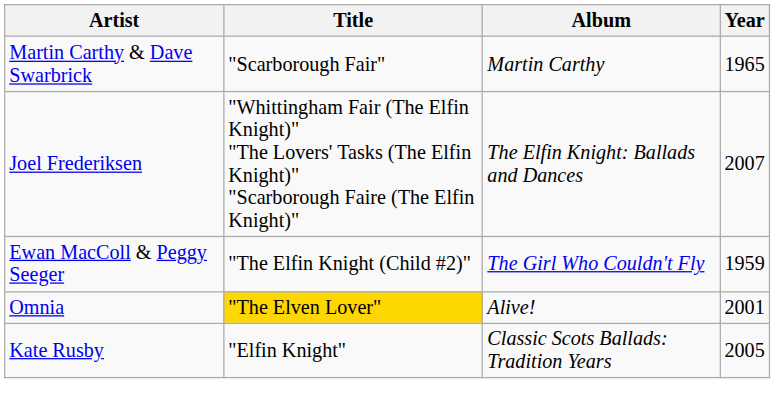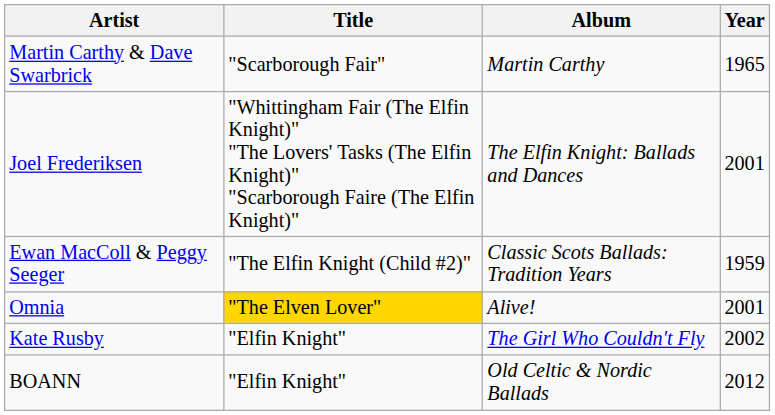(745, 163) 2007 -> (745, 163) 2001
(596, 263) The Girl Who Couldn't Fly -> (578, 263) Classic Scots Ballads: Tradition Years
(578, 350) Classic Scots Ballads: Tradition Years -> (596, 339) The Girl Who Couldn't Fly
(745, 350) 2005 -> (745, 339) 2002
+ row: (45, 382)
